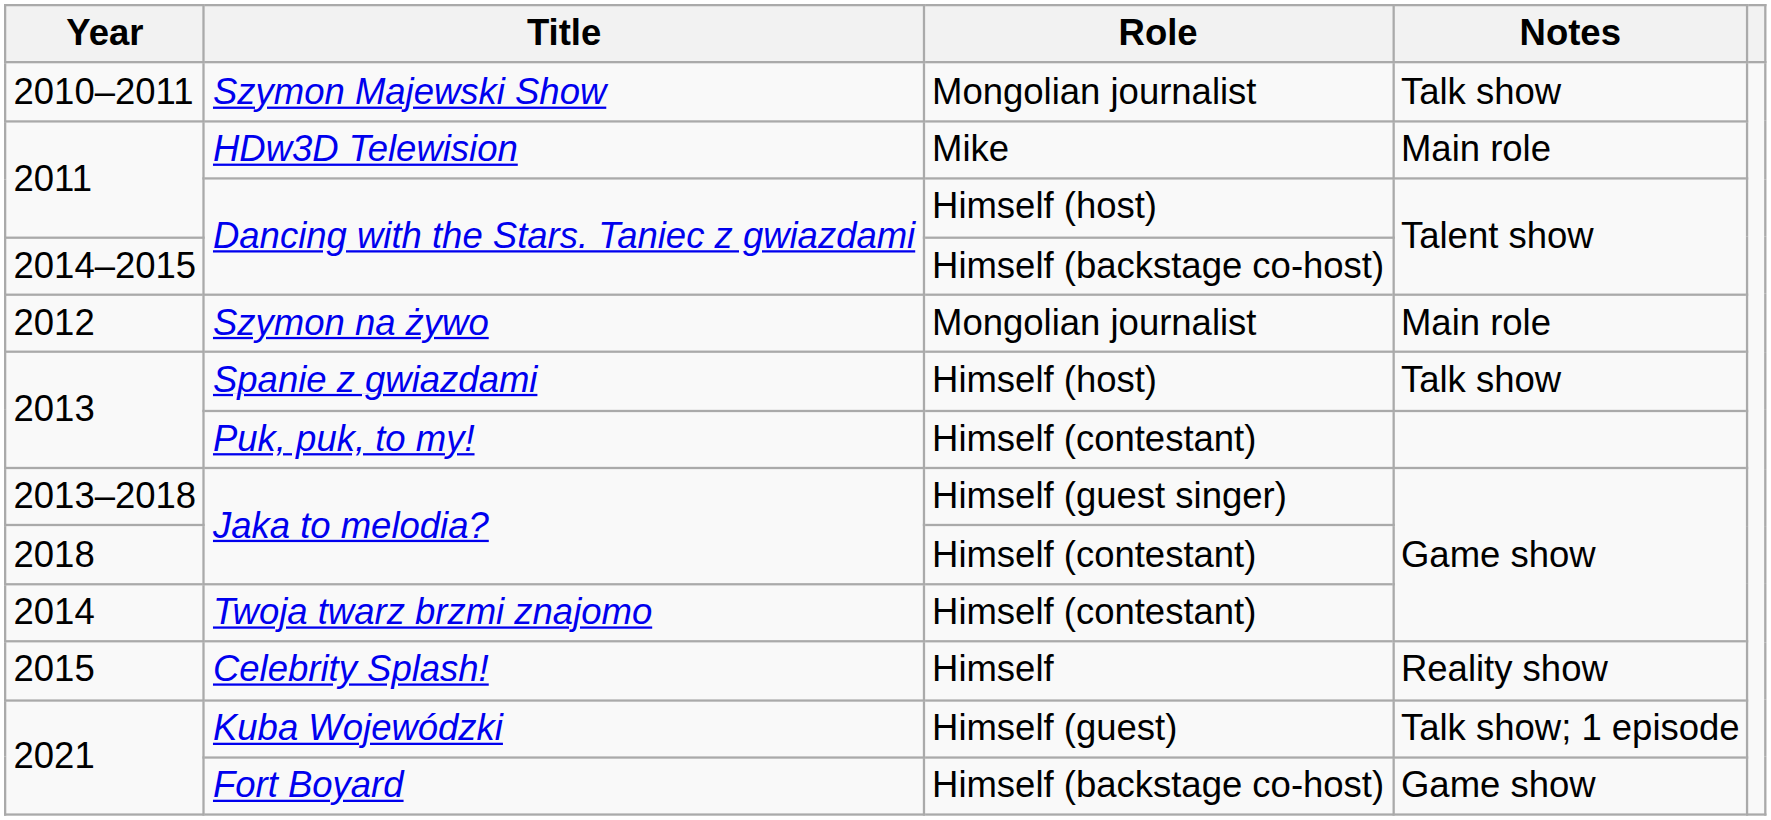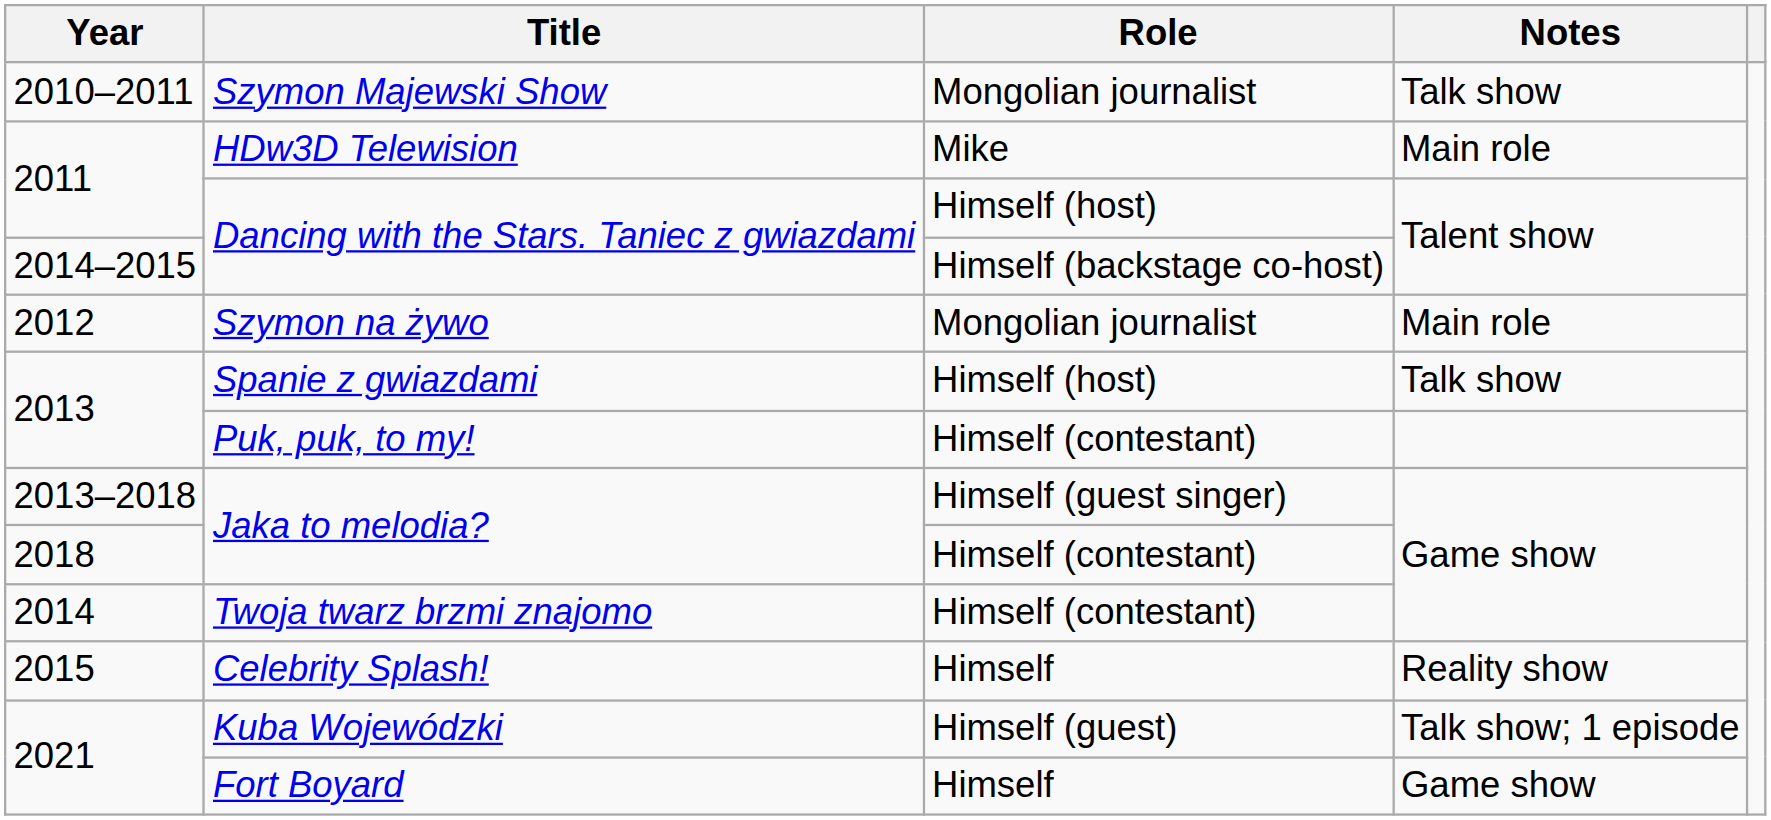(1158, 785) Himself (backstage co-host) -> (993, 785) Himself
